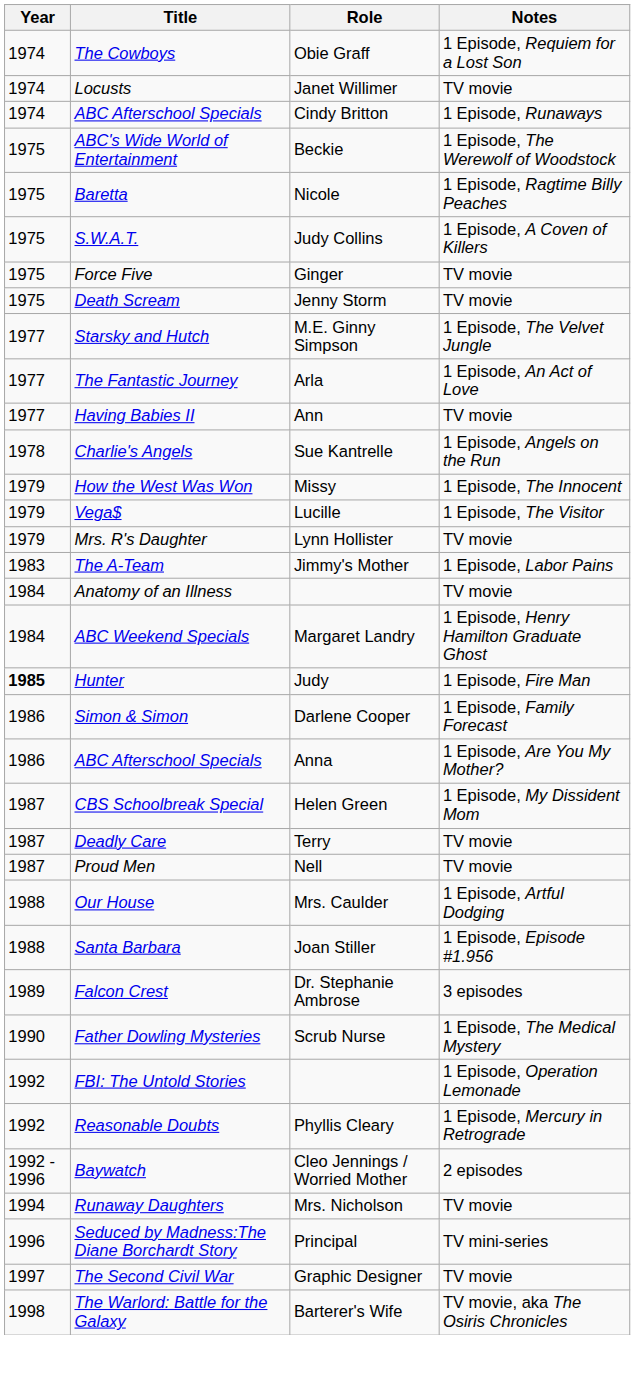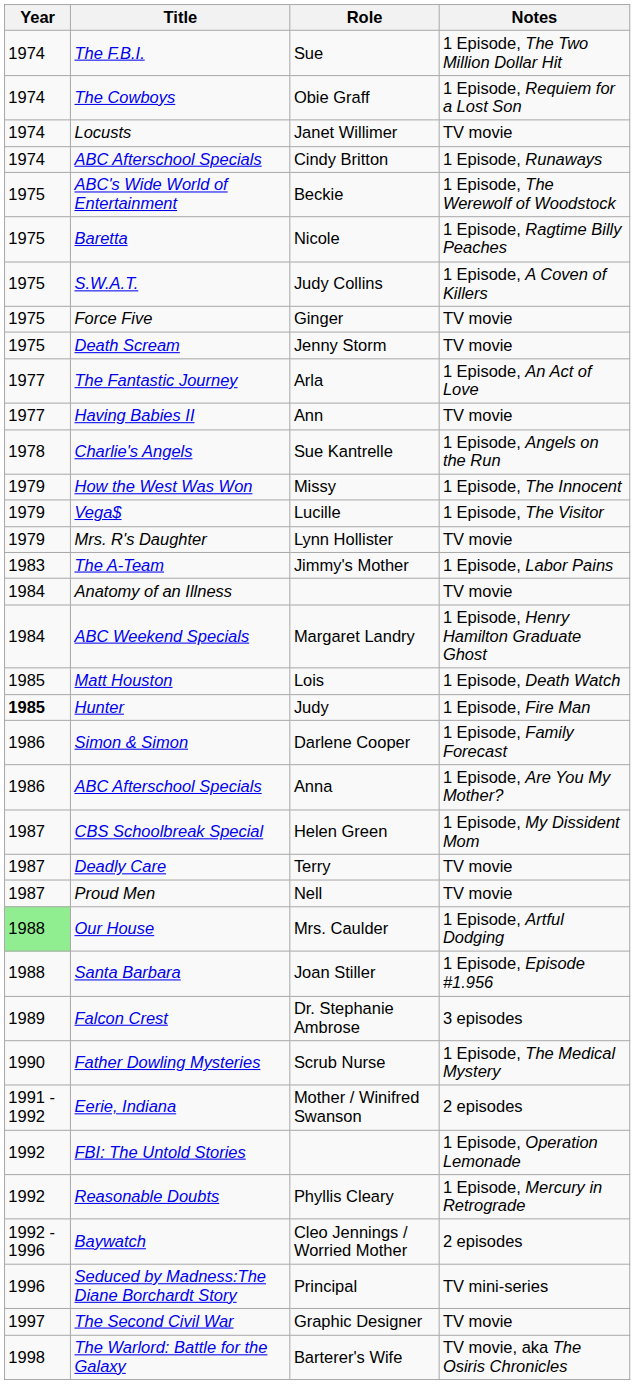+ row: (110, 52)
- row: (142, 336)
+ row: (123, 681)
(27, 902) no background -> (27, 928) lightgreen background
+ row: (125, 1107)
- row: (149, 1206)
